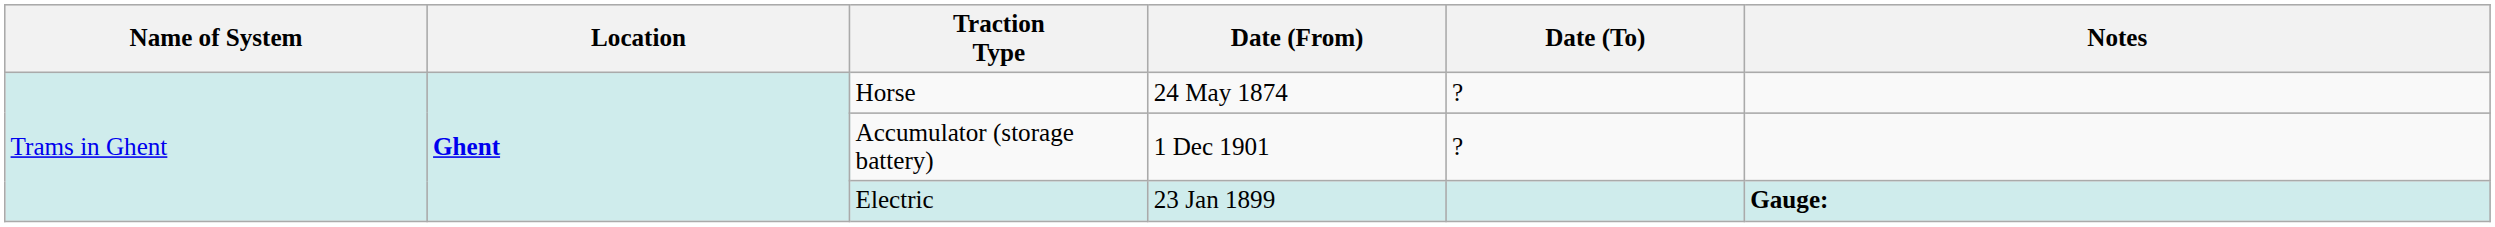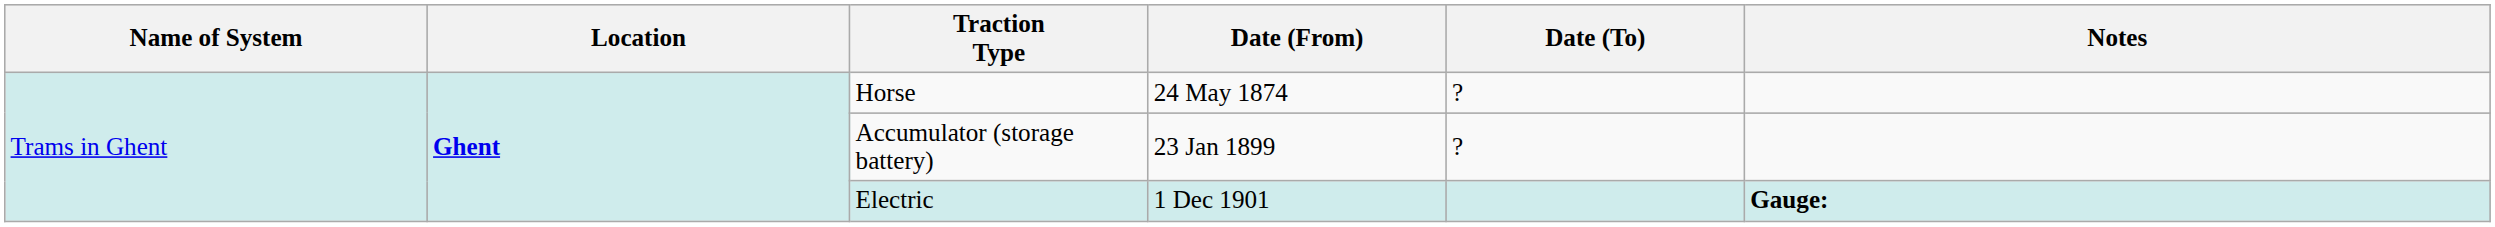(1212, 146) 1 Dec 1901 -> (1215, 146) 23 Jan 1899
(1215, 200) 23 Jan 1899 -> (1212, 200) 1 Dec 1901
